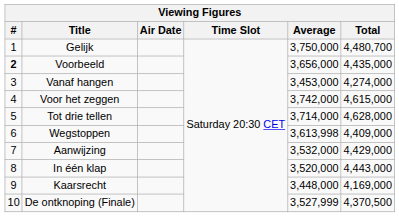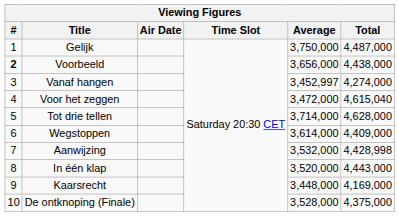(368, 47) 4,480,700 -> (368, 47) 4,487,000
(368, 64) 4,435,000 -> (368, 64) 4,438,000
(314, 82) 3,453,000 -> (314, 82) 3,452,997
(314, 99) 3,742,000 -> (314, 99) 3,472,000
(368, 99) 4,615,000 -> (368, 99) 4,615,040
(314, 133) 3,613,998 -> (314, 133) 3,614,000
(368, 151) 4,429,000 -> (368, 151) 4,428,998
(314, 202) 3,527,999 -> (314, 202) 3,528,000
(368, 202) 4,370,500 -> (368, 202) 4,375,000
